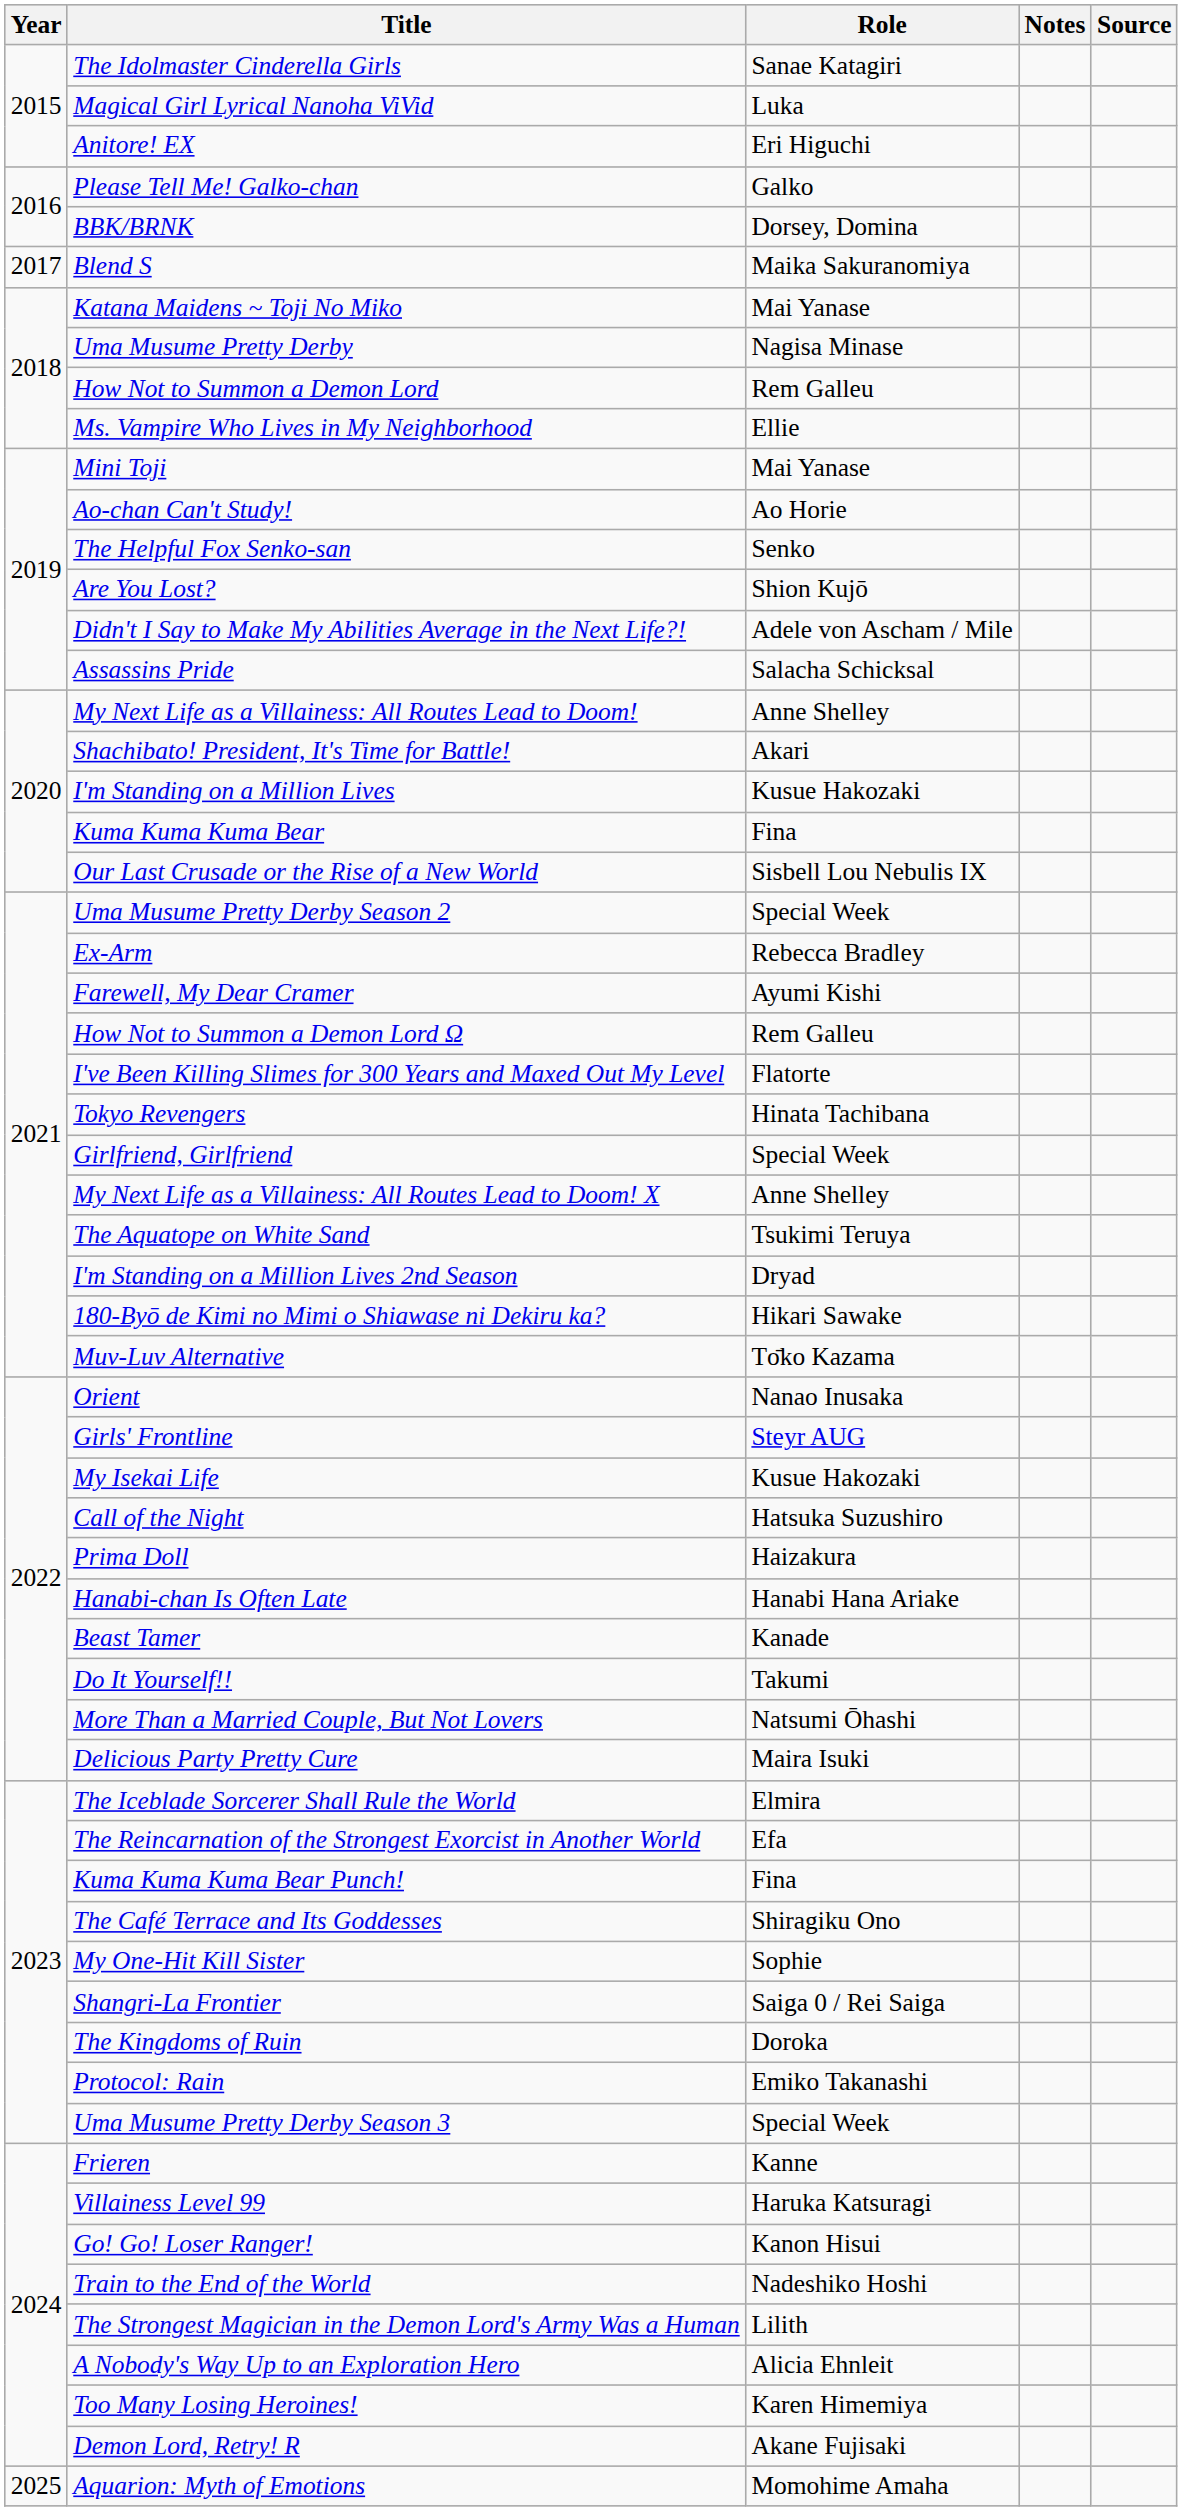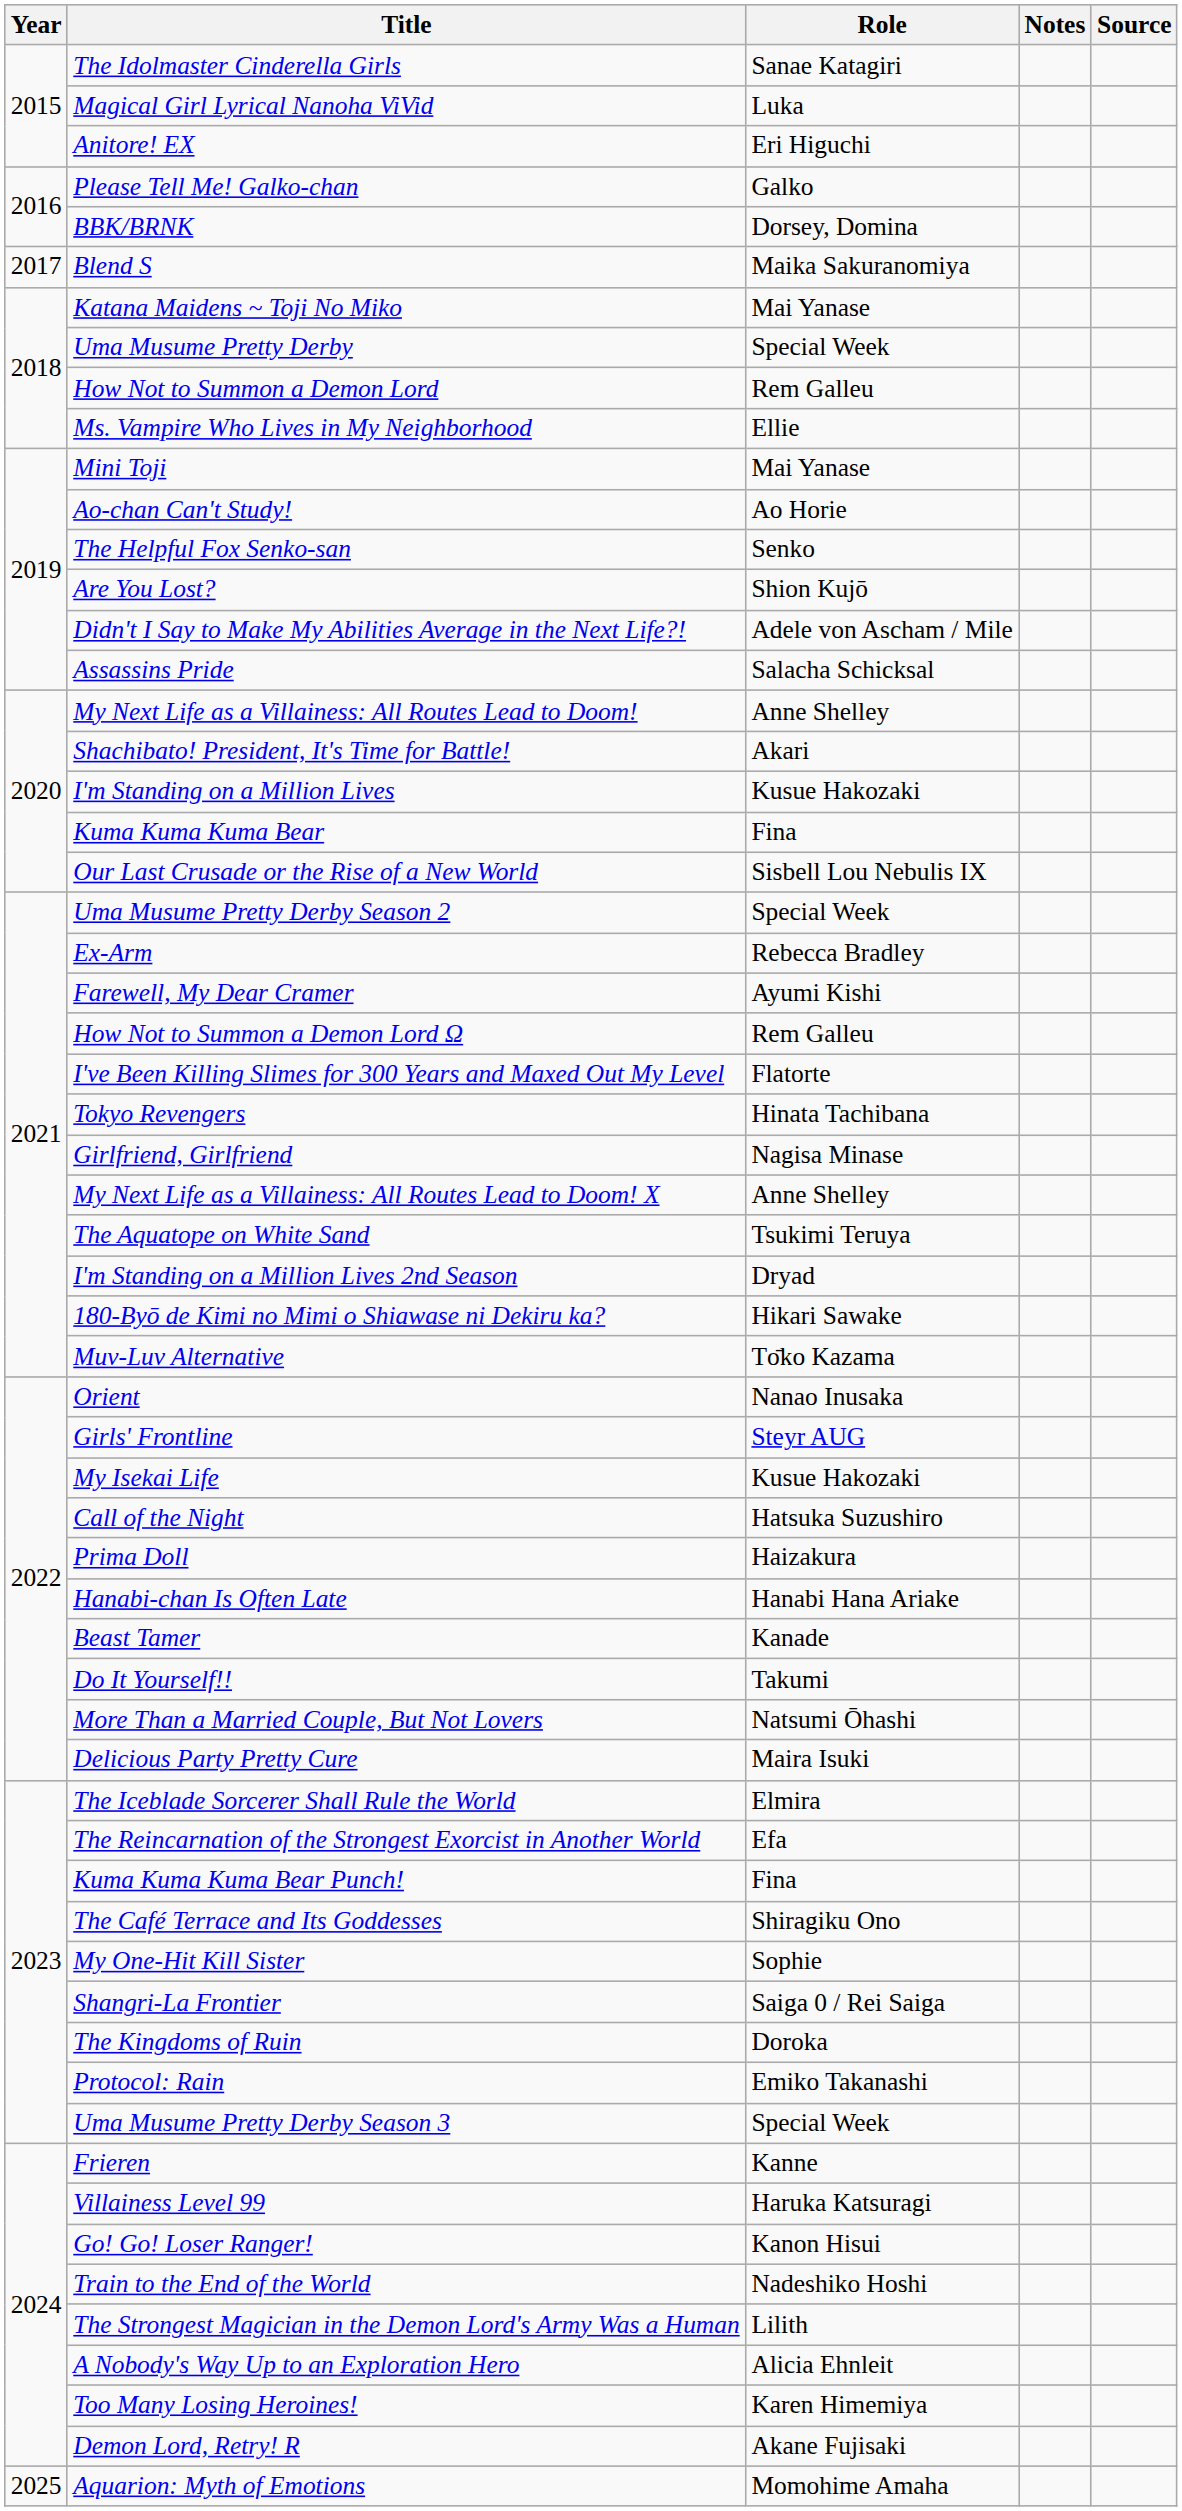(827, 347) Nagisa Minase -> (820, 347) Special Week
(820, 1154) Special Week -> (827, 1154) Nagisa Minase
